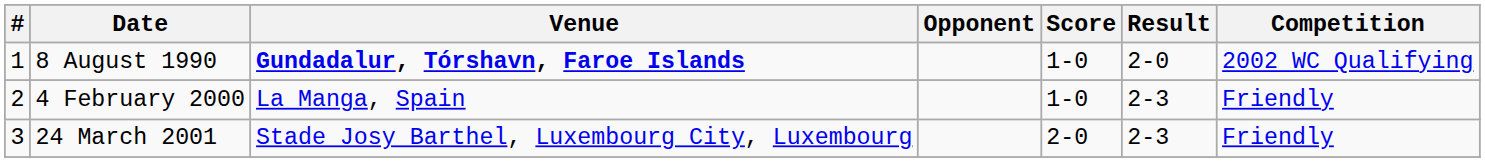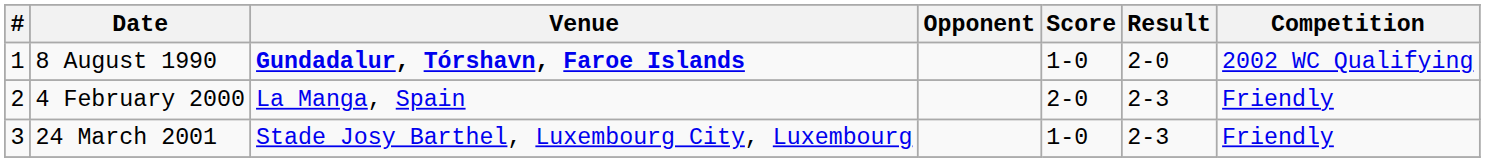(1067, 100) 1-0 -> (1067, 100) 2-0
(1067, 138) 2-0 -> (1067, 138) 1-0
